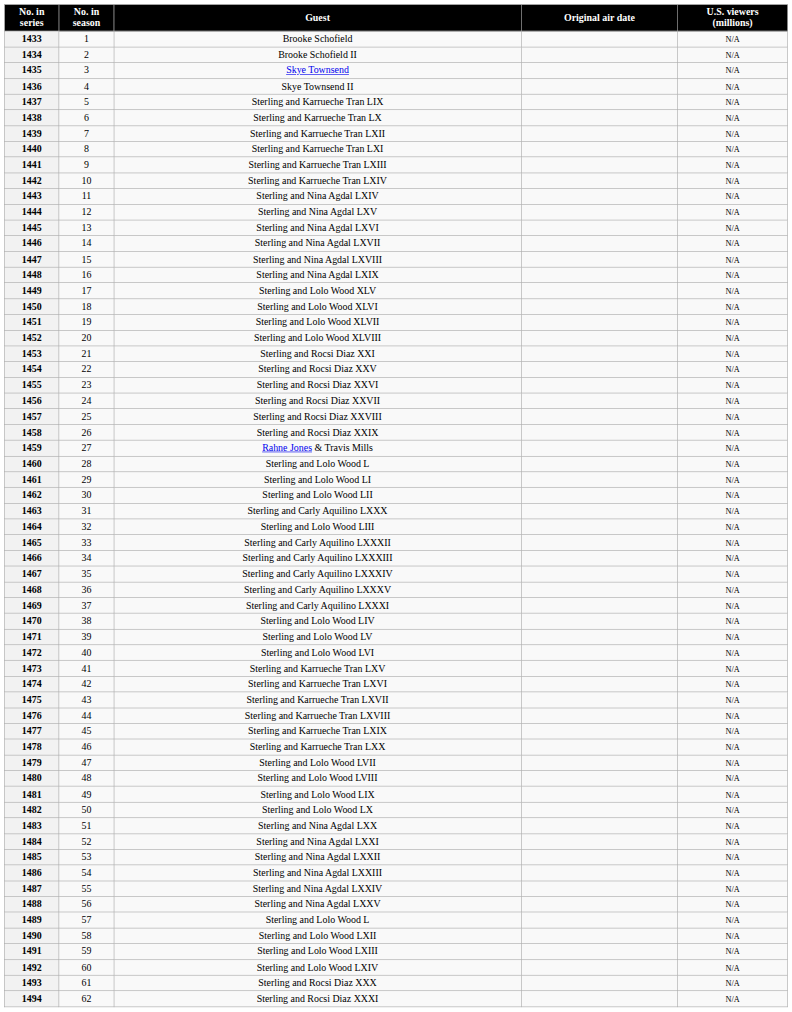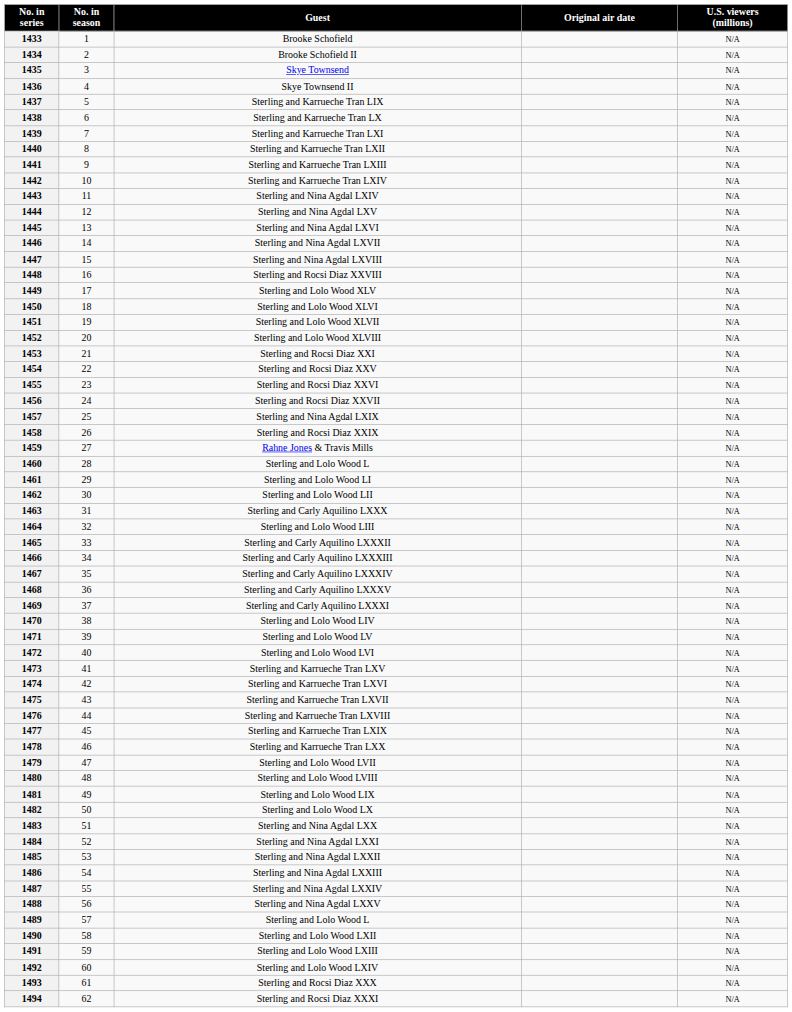(318, 133) Sterling and Karrueche Tran LXII -> (318, 133) Sterling and Karrueche Tran LXI
(318, 149) Sterling and Karrueche Tran LXI -> (318, 149) Sterling and Karrueche Tran LXII
(318, 275) Sterling and Nina Agdal LXIX -> (318, 275) Sterling and Rocsi Diaz XXVIII
(318, 416) Sterling and Rocsi Diaz XXVIII -> (318, 416) Sterling and Nina Agdal LXIX
